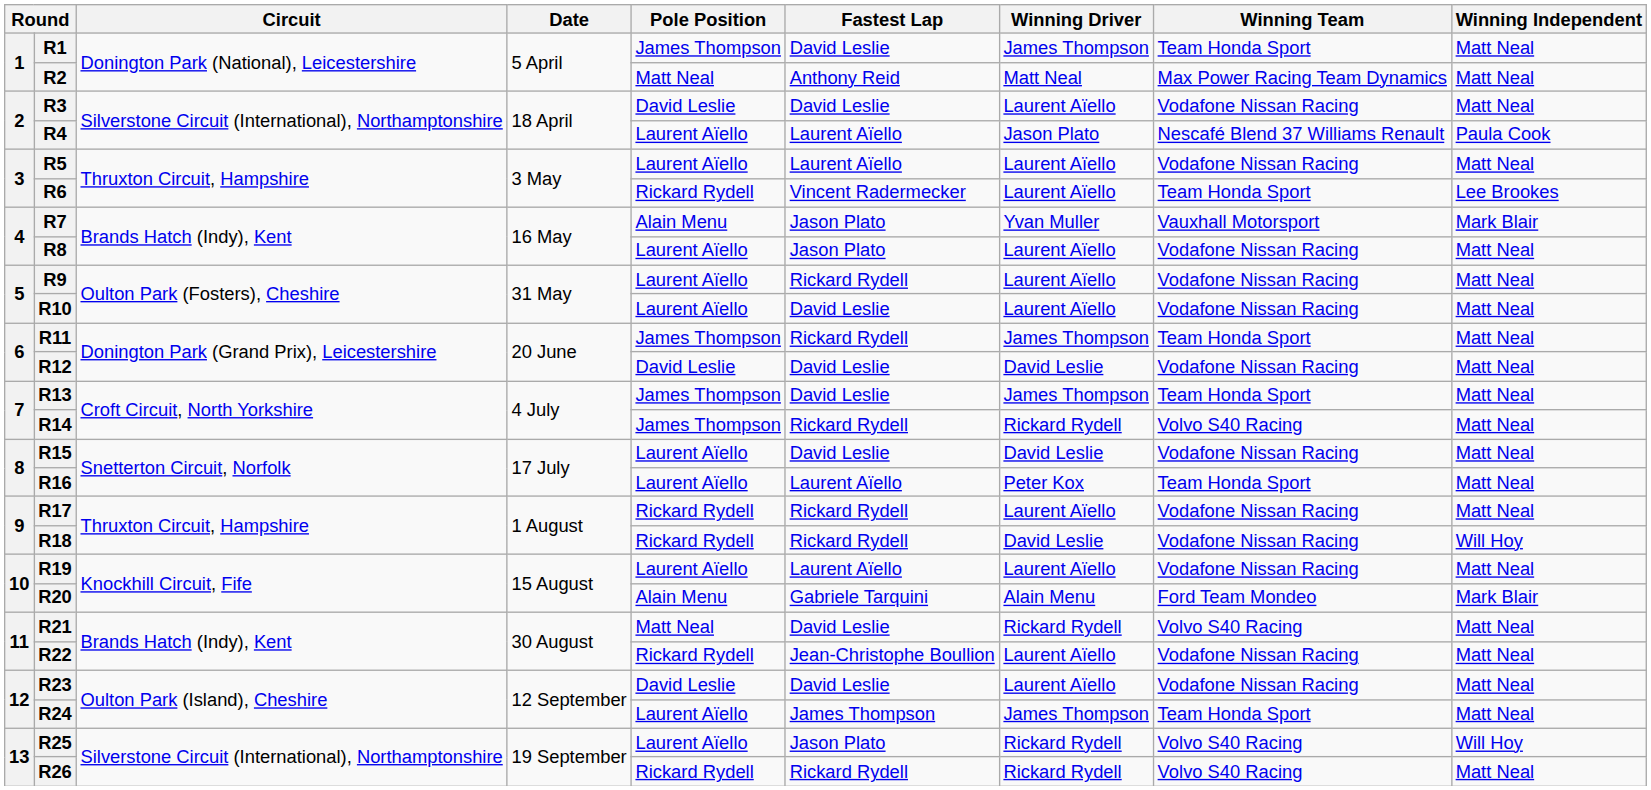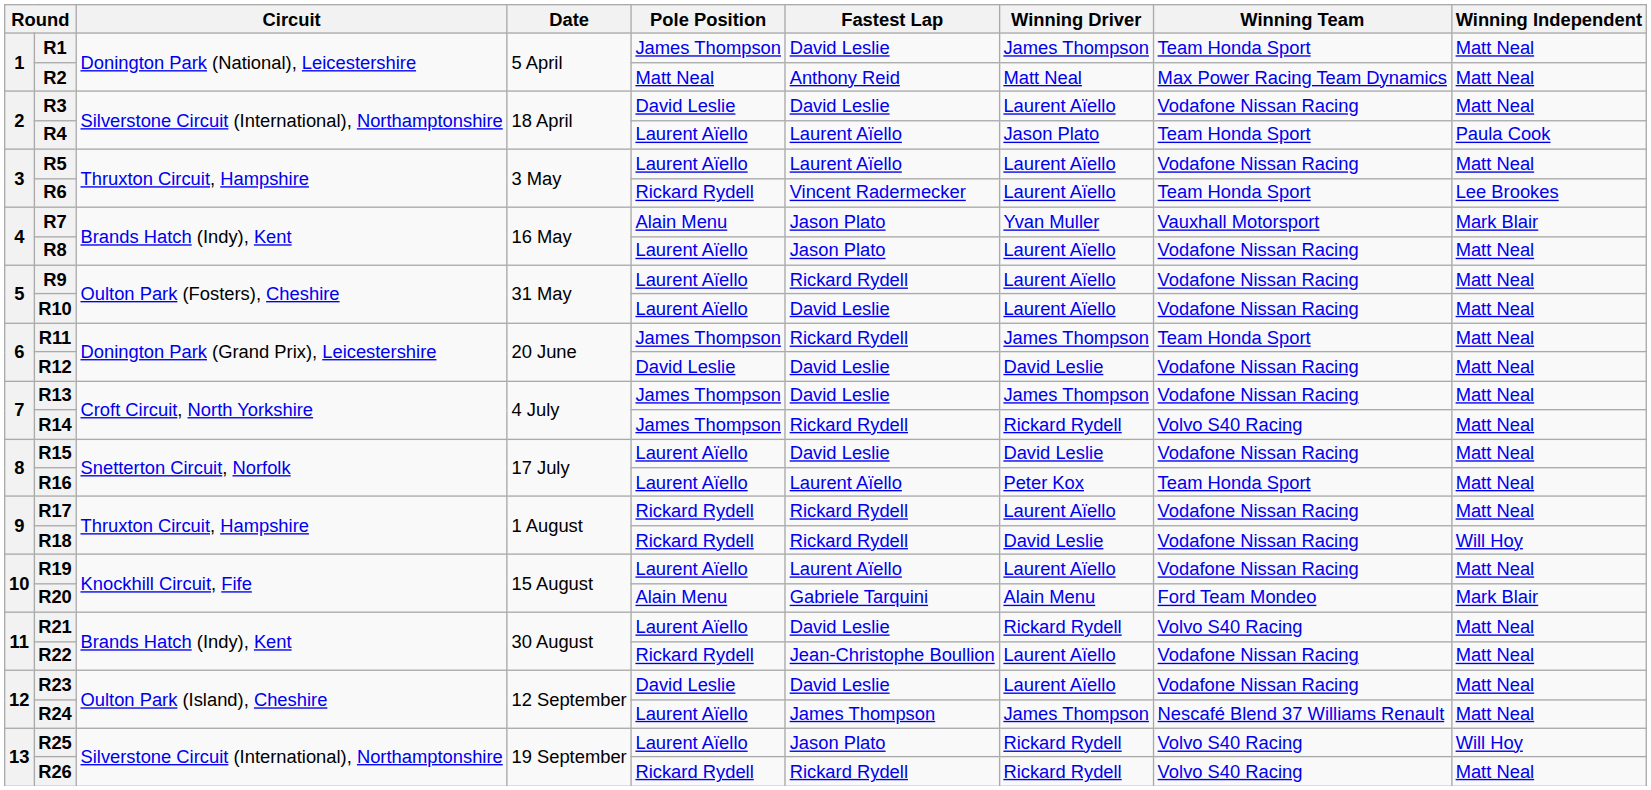(1301, 135) Nescafé Blend 37 Williams Renault -> (1234, 135) Team Honda Sport
(1234, 395) Team Honda Sport -> (1258, 395) Vodafone Nissan Racing
(675, 626) Matt Neal -> (692, 626) Laurent Aïello
(1234, 713) Team Honda Sport -> (1301, 713) Nescafé Blend 37 Williams Renault
